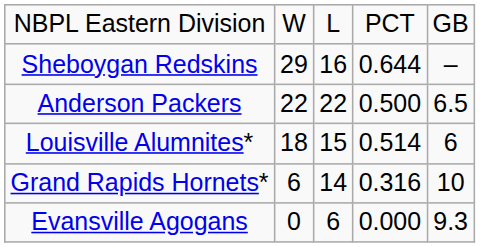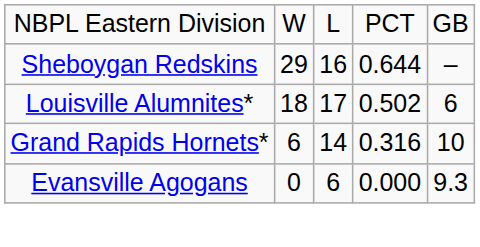- row: (140, 103)
(333, 143) 15 -> (333, 103) 17
(390, 143) 0.514 -> (390, 103) 0.502
